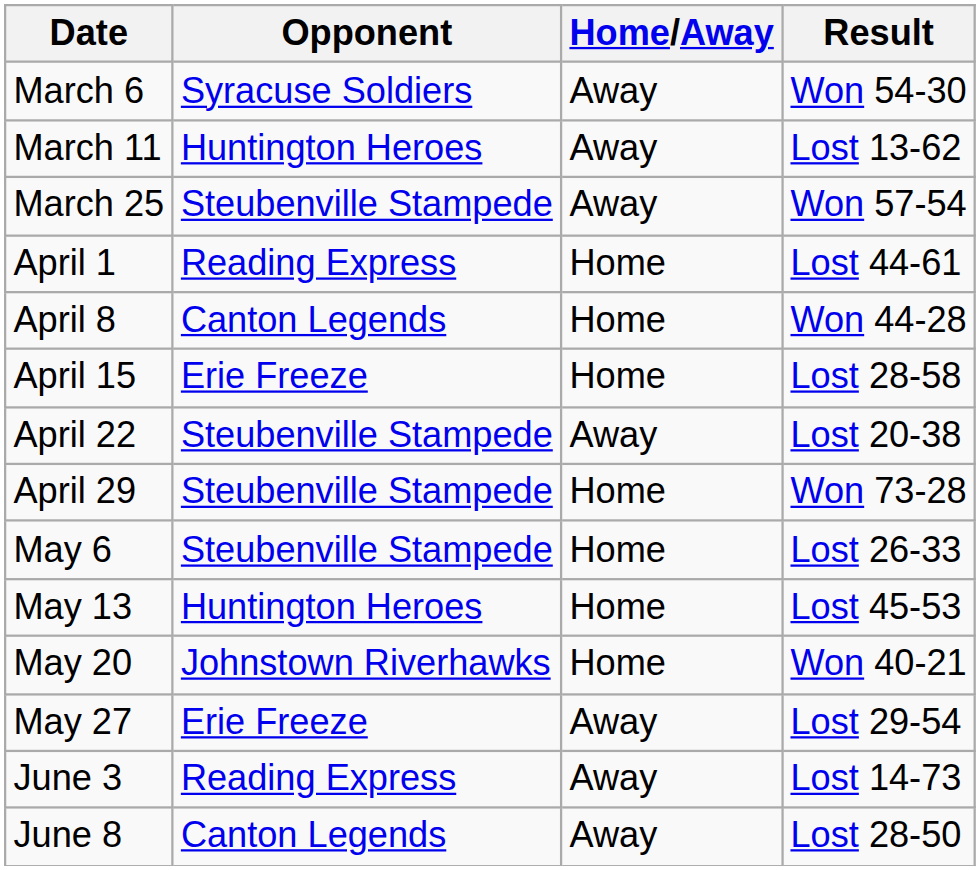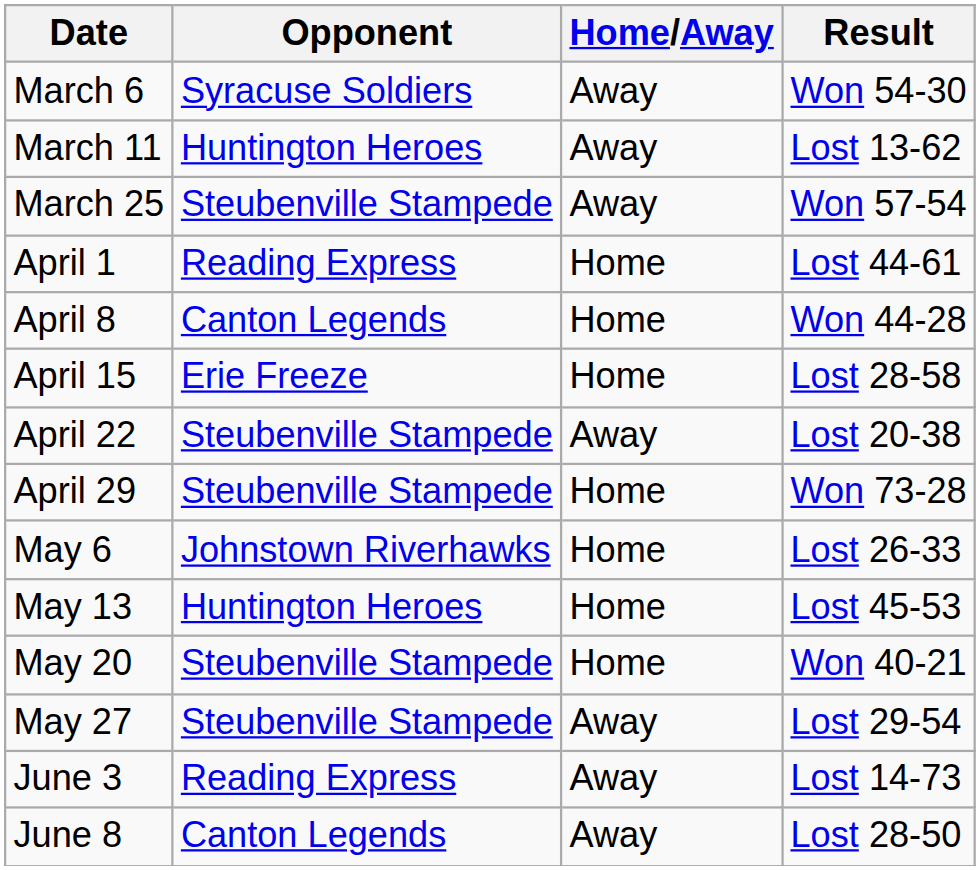(367, 549) Steubenville Stampede -> (366, 549) Johnstown Riverhawks
(366, 663) Johnstown Riverhawks -> (367, 663) Steubenville Stampede
(274, 721) Erie Freeze -> (367, 721) Steubenville Stampede
